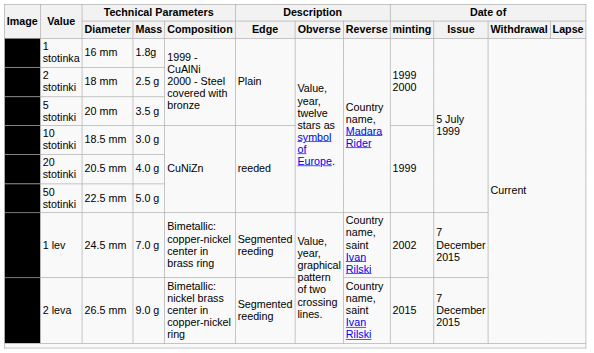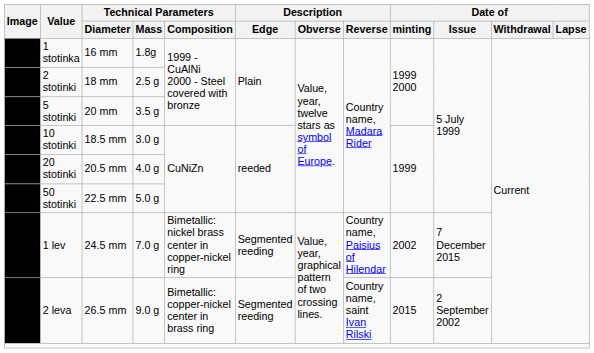(199, 245) Bimetallic: copper-nickel center in brass ring -> (199, 245) Bimetallic: nickel brass center in copper-nickel ring
(365, 245) Country name, saint Ivan Rilski -> (366, 245) Country name, Paisius of Hilendar
(199, 310) Bimetallic: nickel brass center in copper-nickel ring -> (199, 310) Bimetallic: copper-nickel center in brass ring
(461, 310) 7 December 2015 -> (462, 310) 2 September 2002
